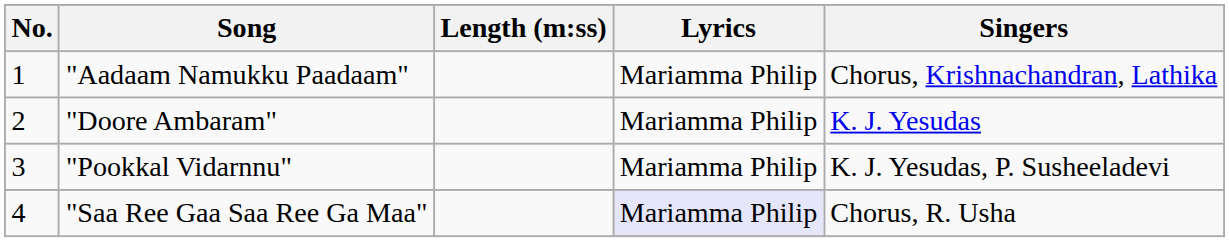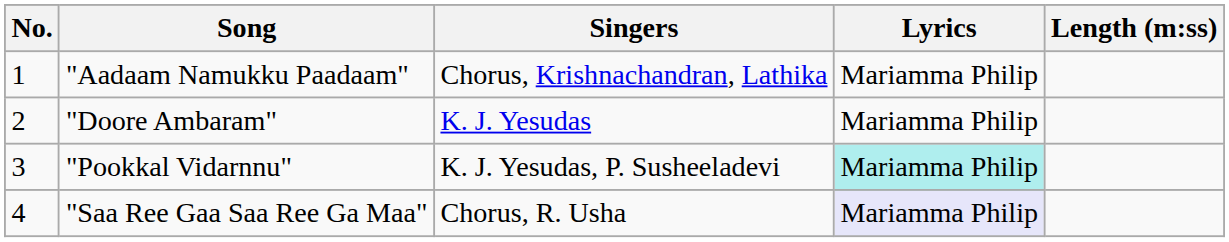columns swapped: (1024, 27) <-> (524, 27)
(718, 166) no background -> (939, 166) paleturquoise background
